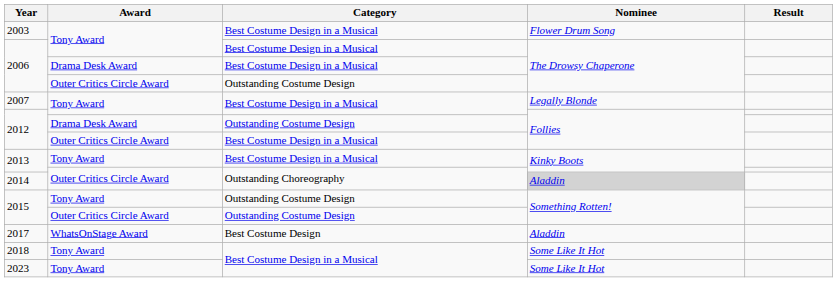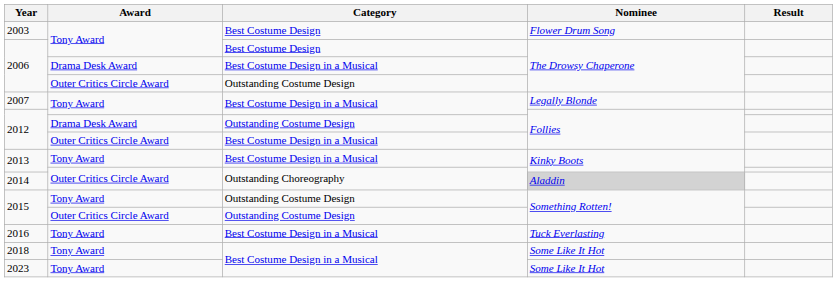(301, 30) Best Costume Design in a Musical -> (273, 30) Best Costume Design
(301, 48) Best Costume Design in a Musical -> (273, 48) Best Costume Design
+ row: (18, 233)
- row: (18, 233)
